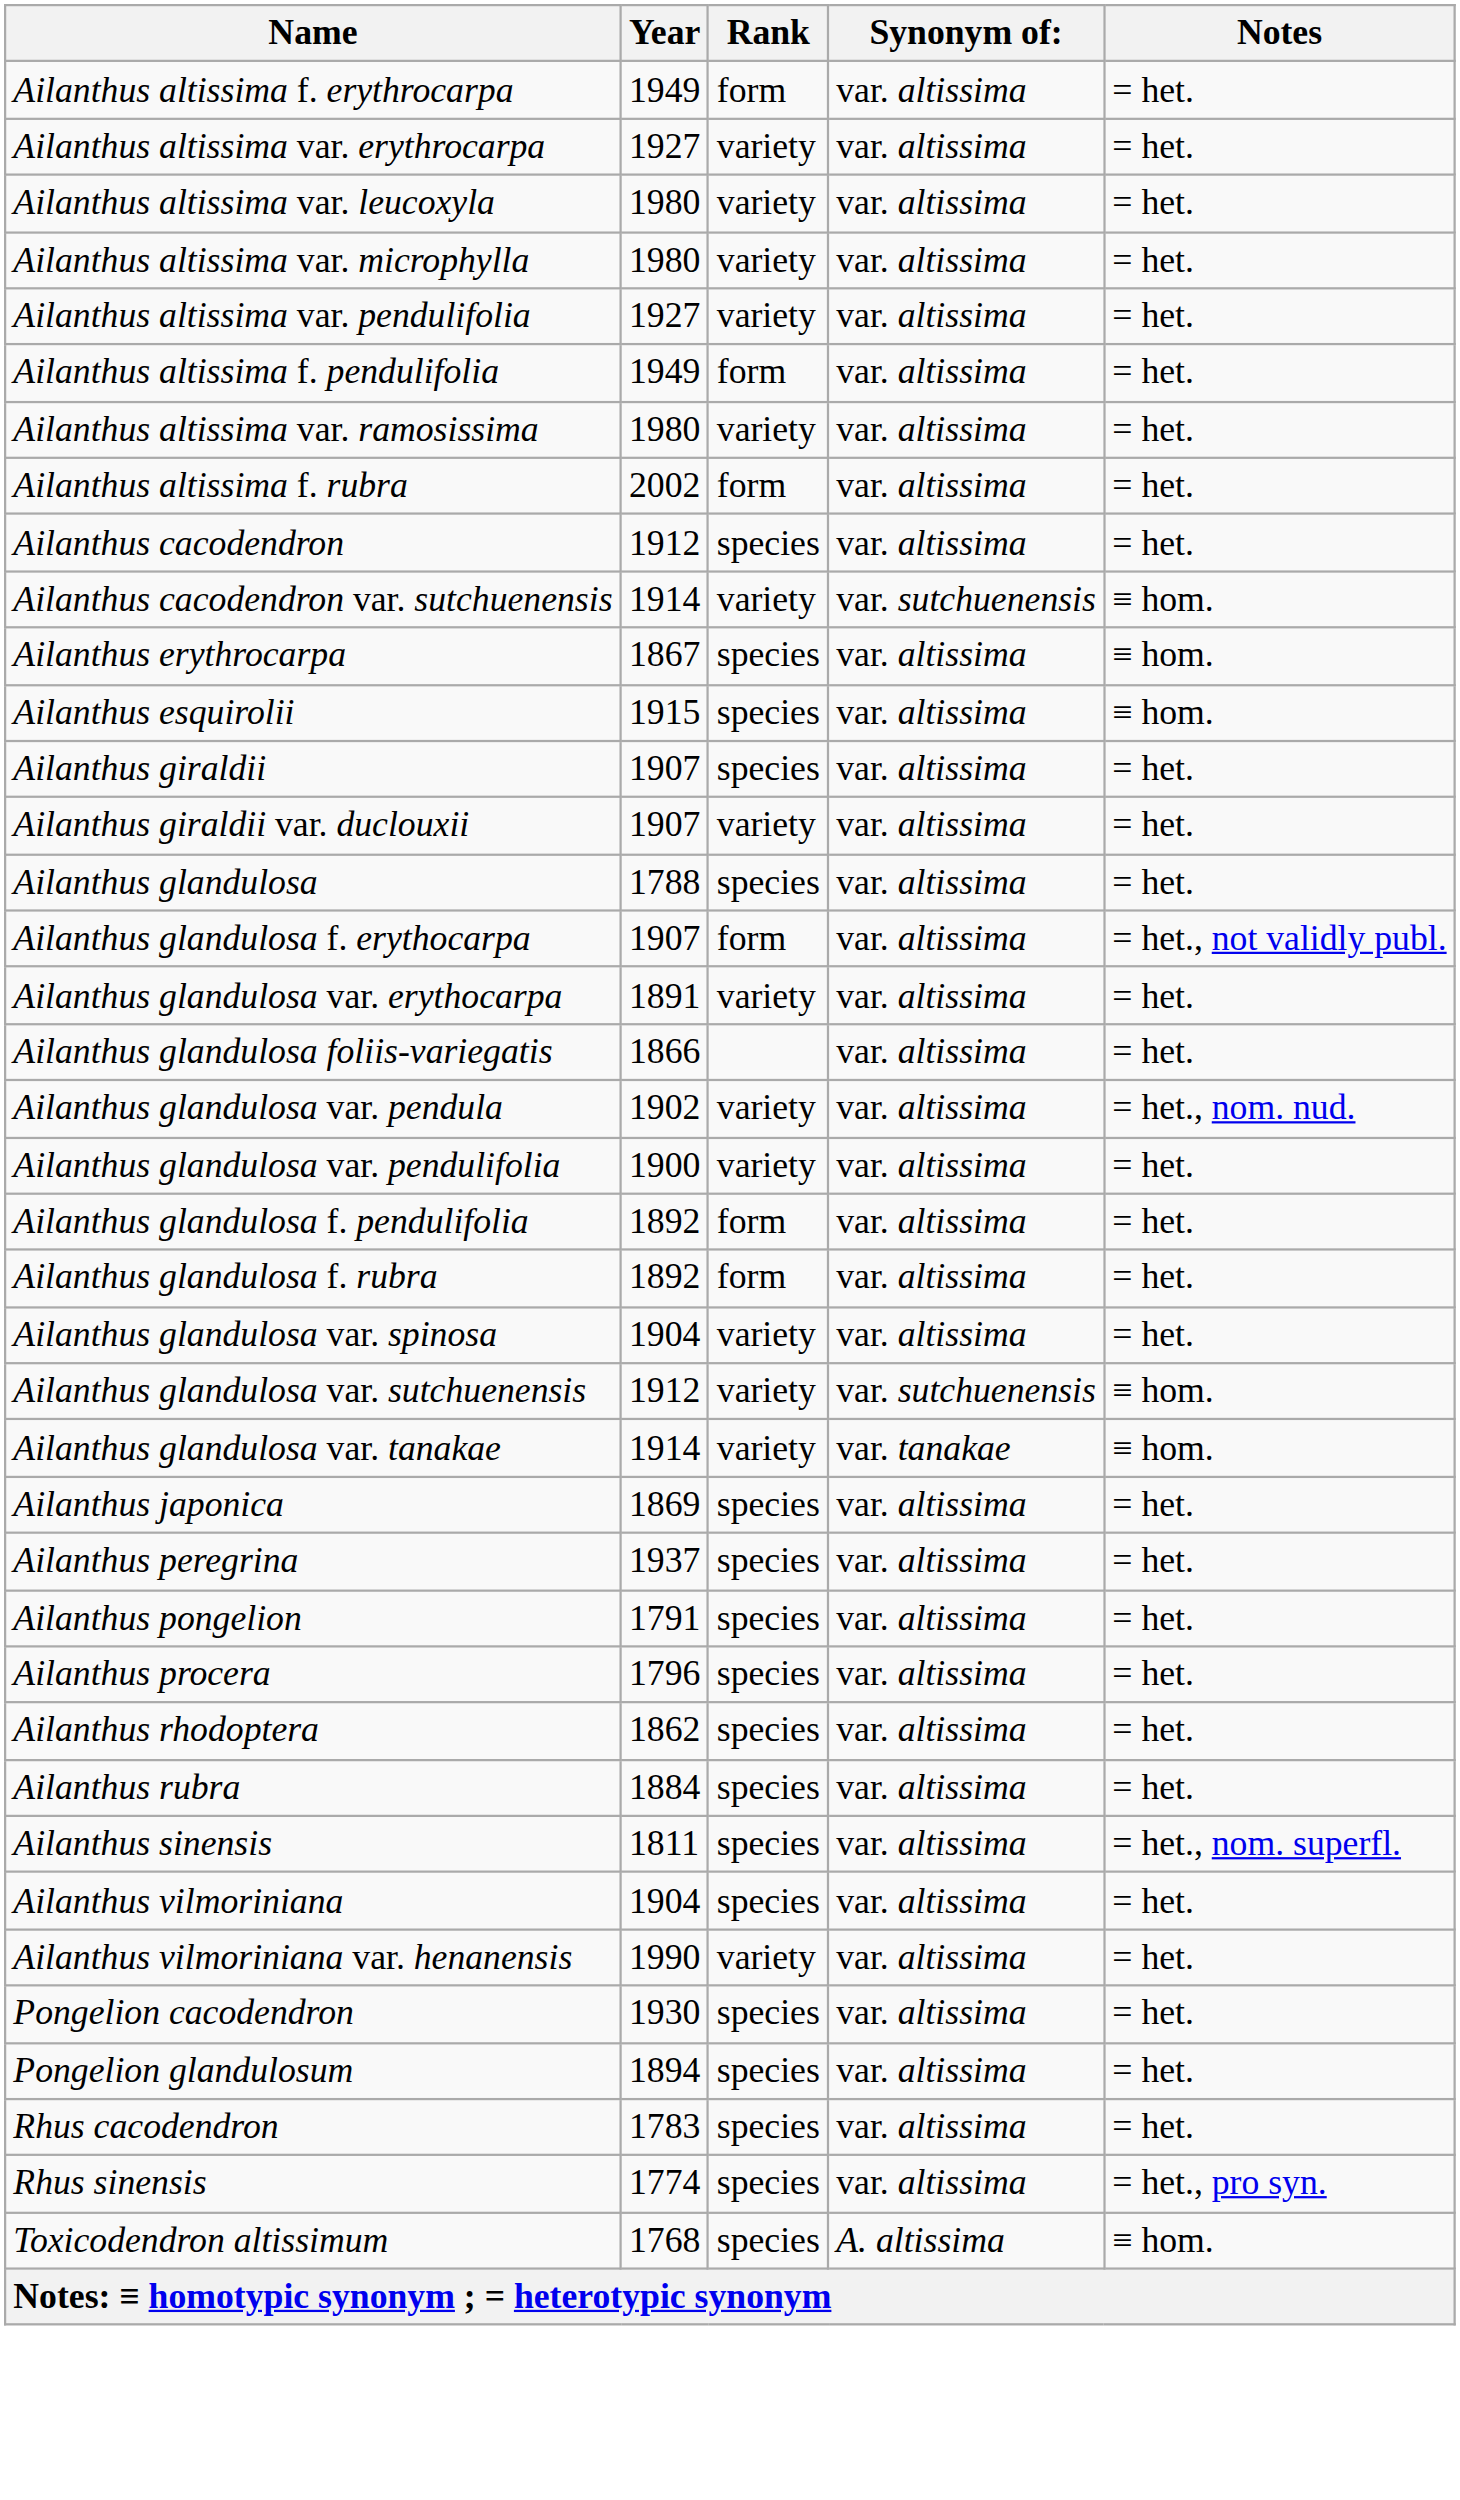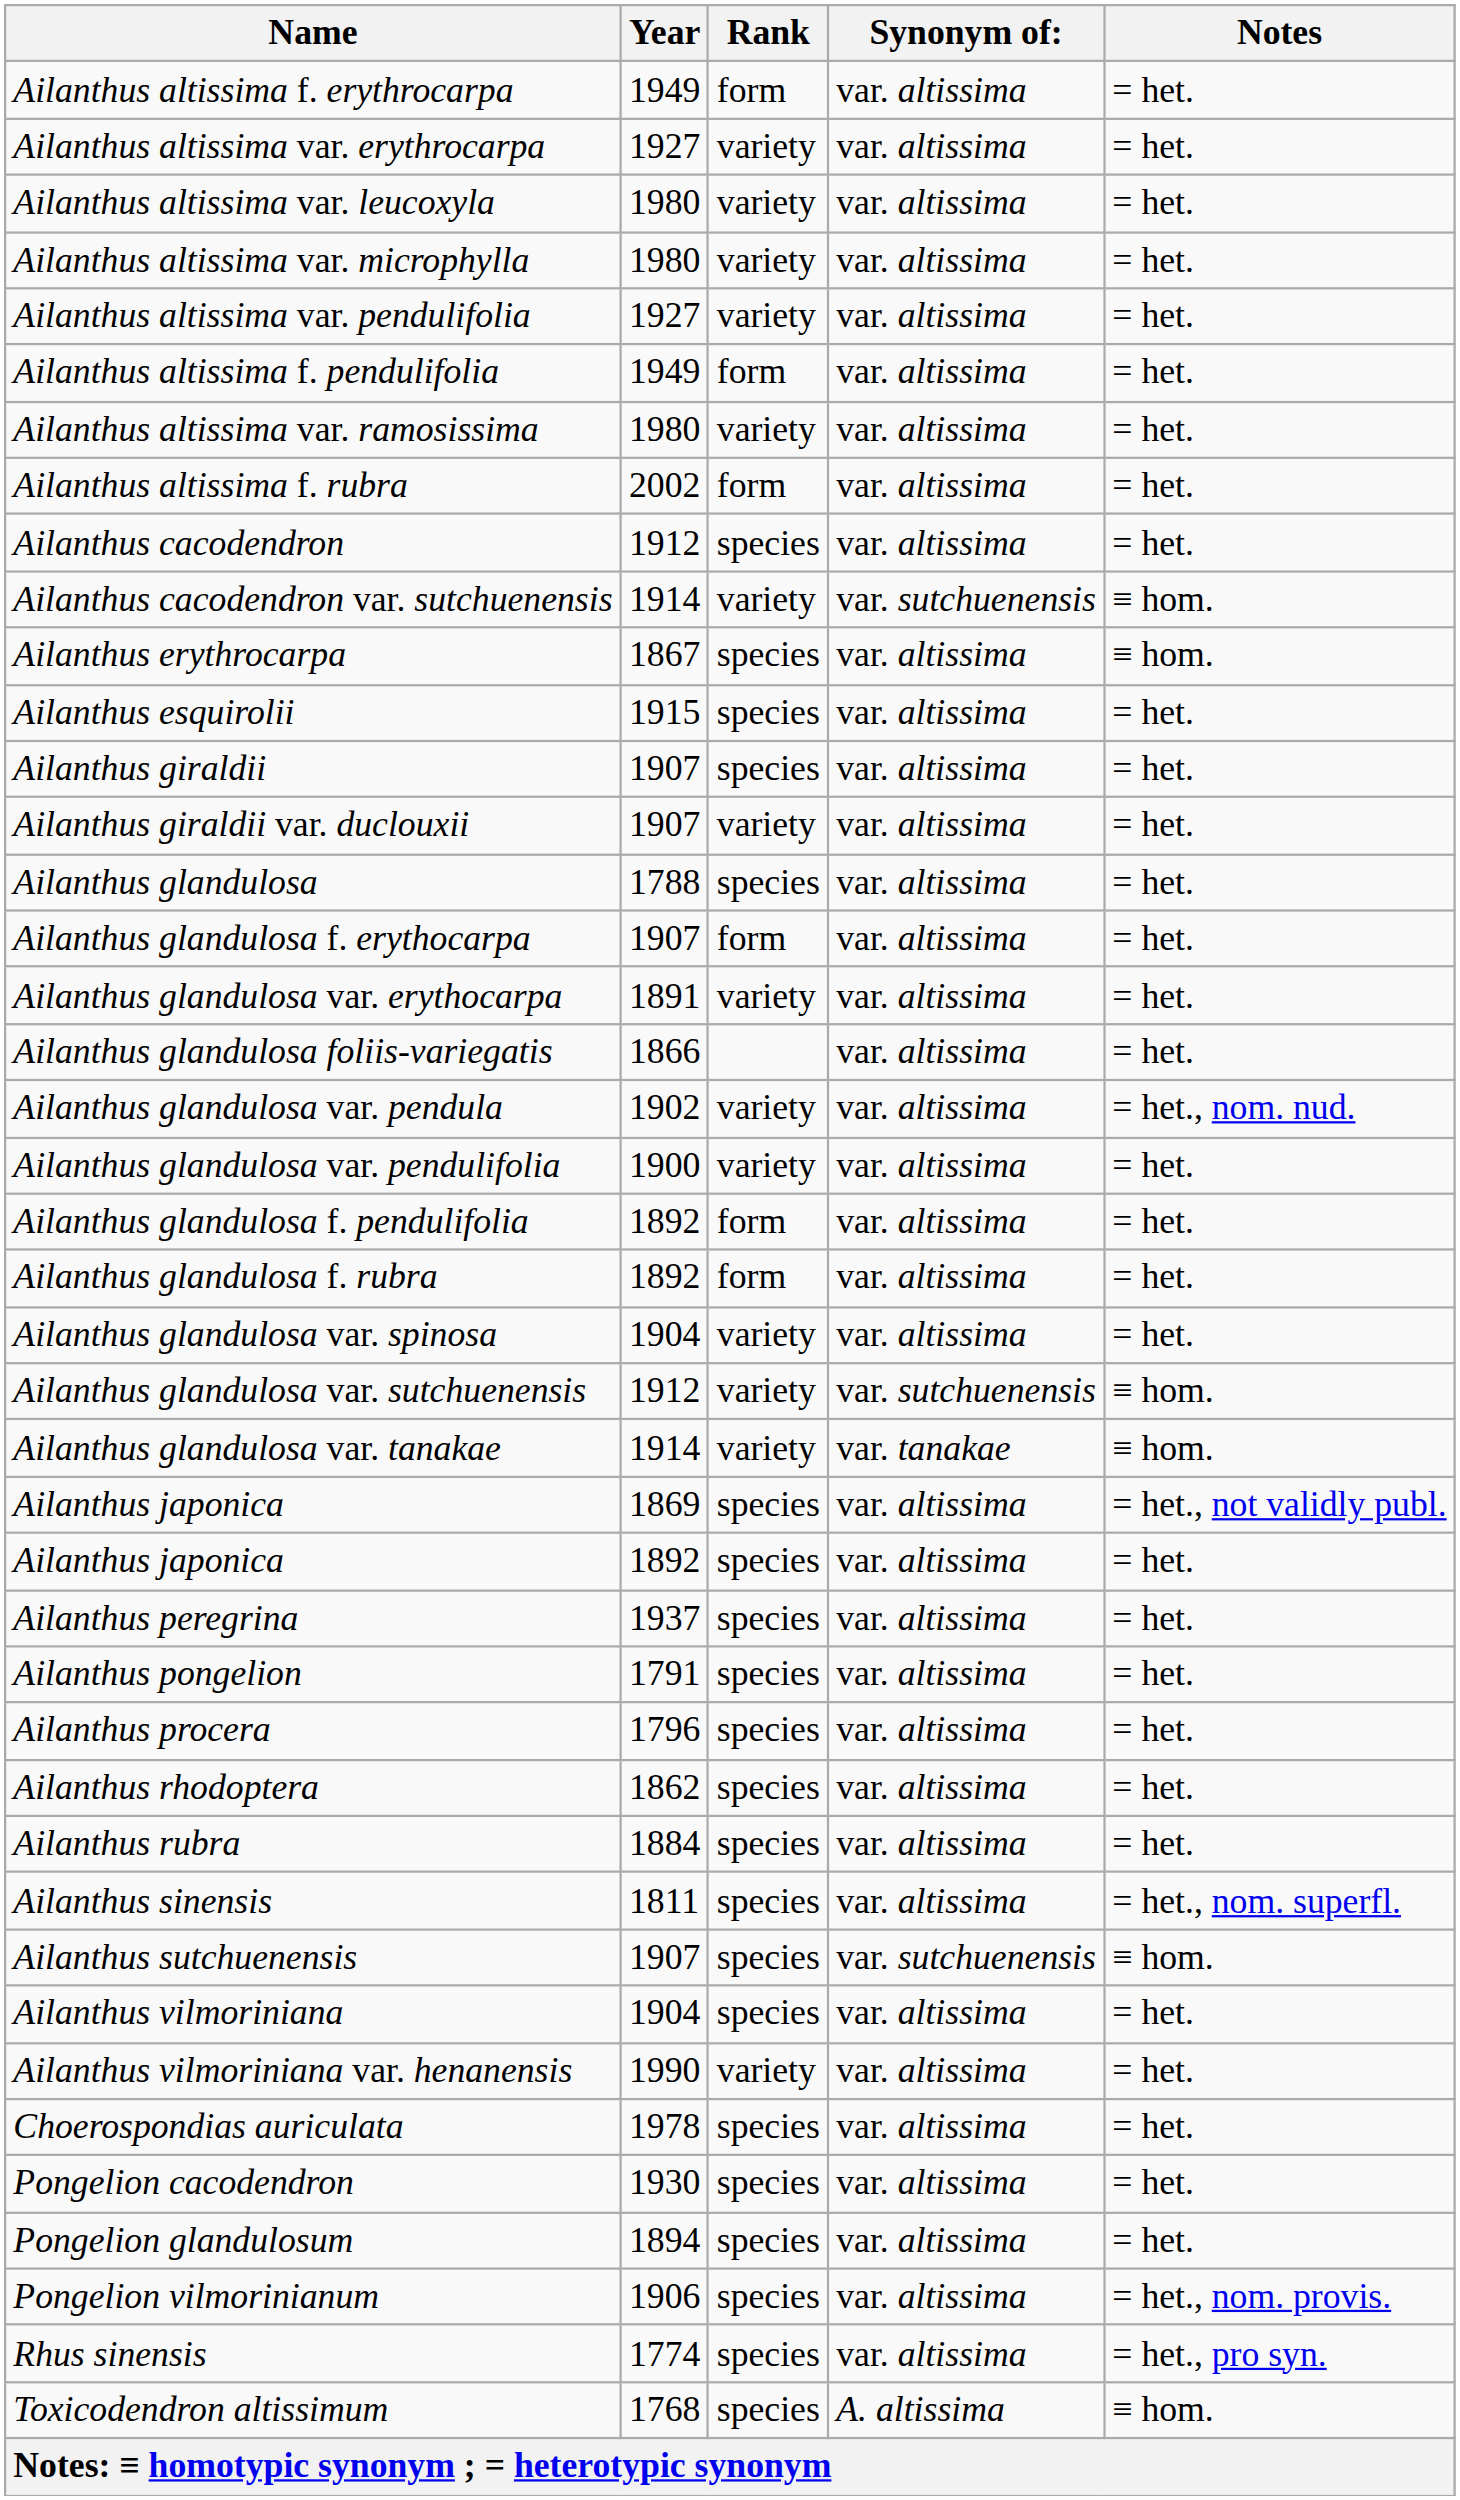(1163, 711) ≡ hom. -> (1153, 711) = het.
(1279, 938) = het., not validly publ. -> (1153, 938) = het.
(1153, 1504) = het. -> (1279, 1504) = het., not validly publ.
+ row: (149, 1560)
+ row: (185, 1956)
+ row: (208, 2126)
+ row: (196, 2296)
- row: (146, 2126)
